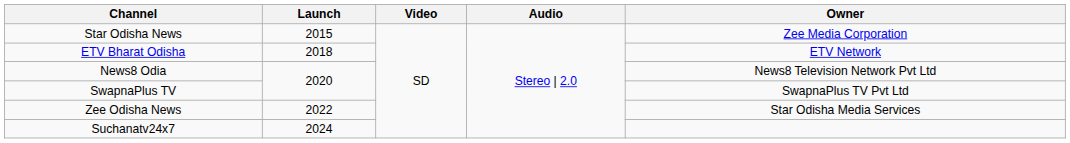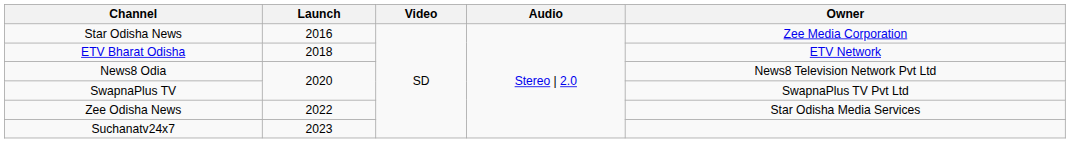(319, 33) 2015 -> (319, 33) 2016
(319, 129) 2024 -> (319, 129) 2023
